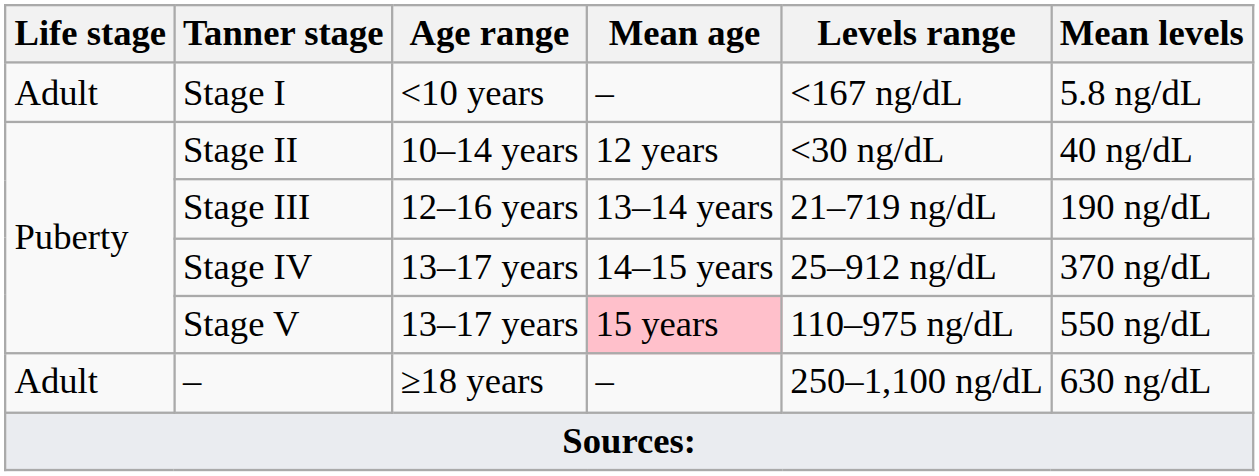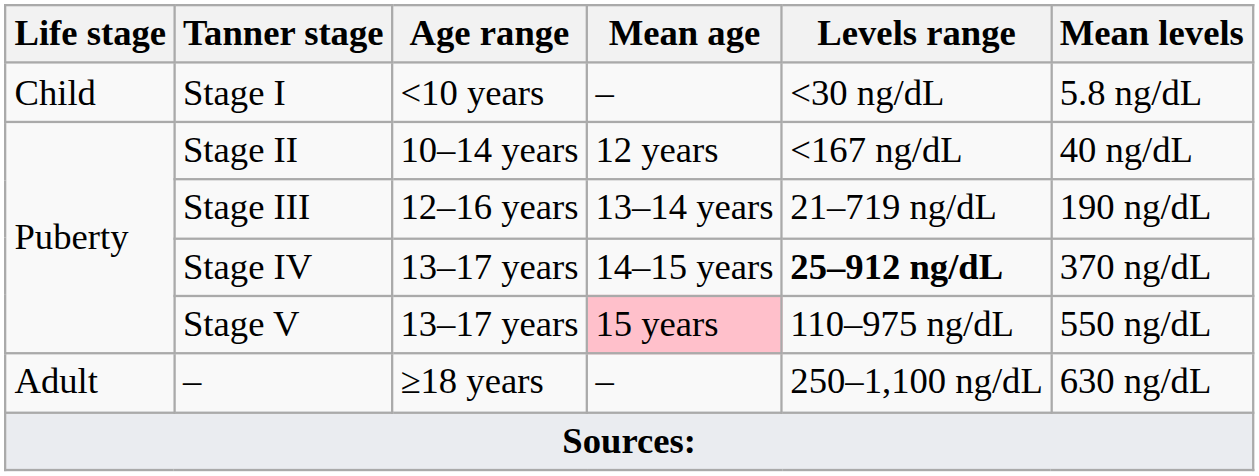(56, 91) Adult -> (55, 91) Child
(877, 91) <167 ng/dL -> (867, 91) <30 ng/dL
(867, 149) <30 ng/dL -> (877, 149) <167 ng/dL
(894, 265) normal -> (897, 265) bold
